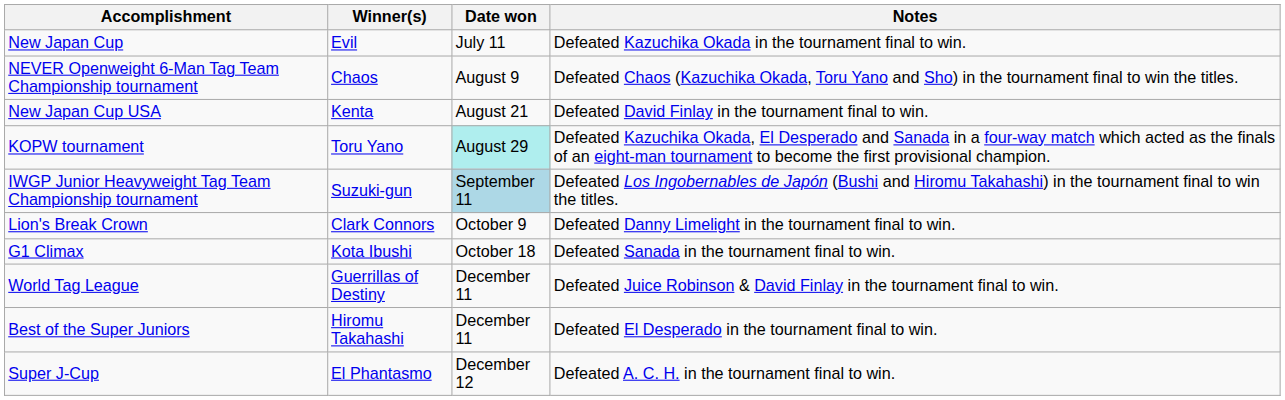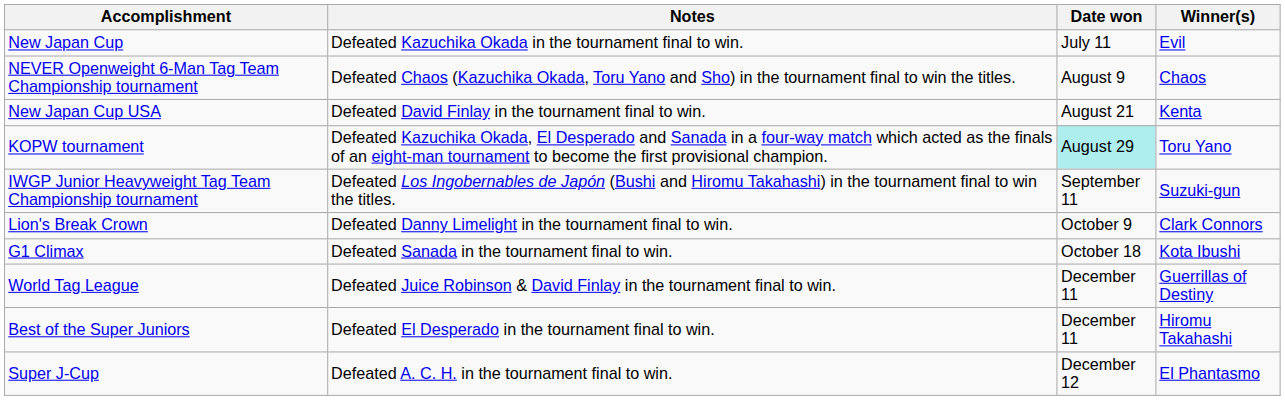columns swapped: (390, 17) <-> (915, 17)
(495, 190) lightblue background -> (1101, 190) no background
